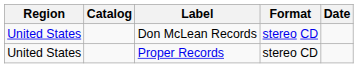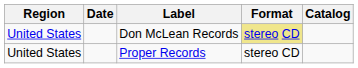columns swapped: (337, 14) <-> (109, 14)
(290, 33) no background -> (272, 33) khaki background
